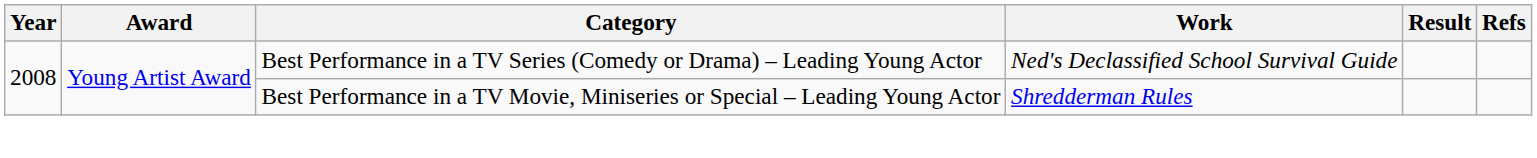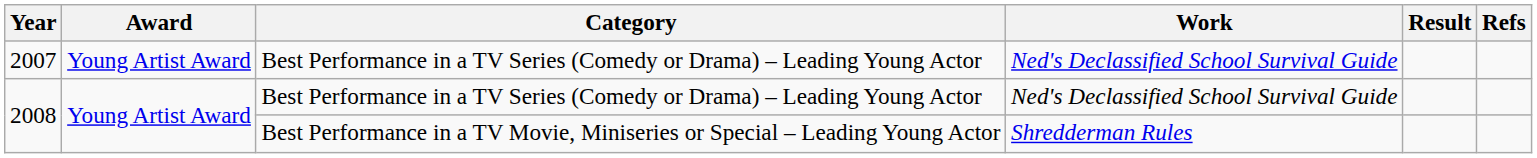+ row: (33, 59)
